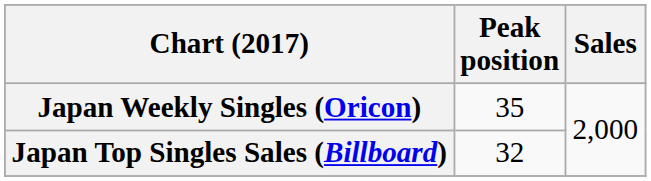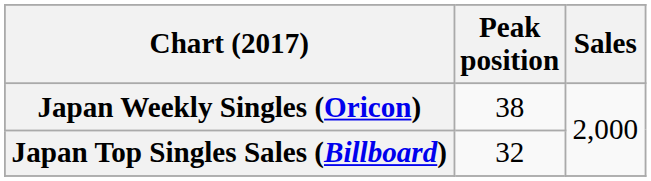(510, 106) 35 -> (510, 106) 38
